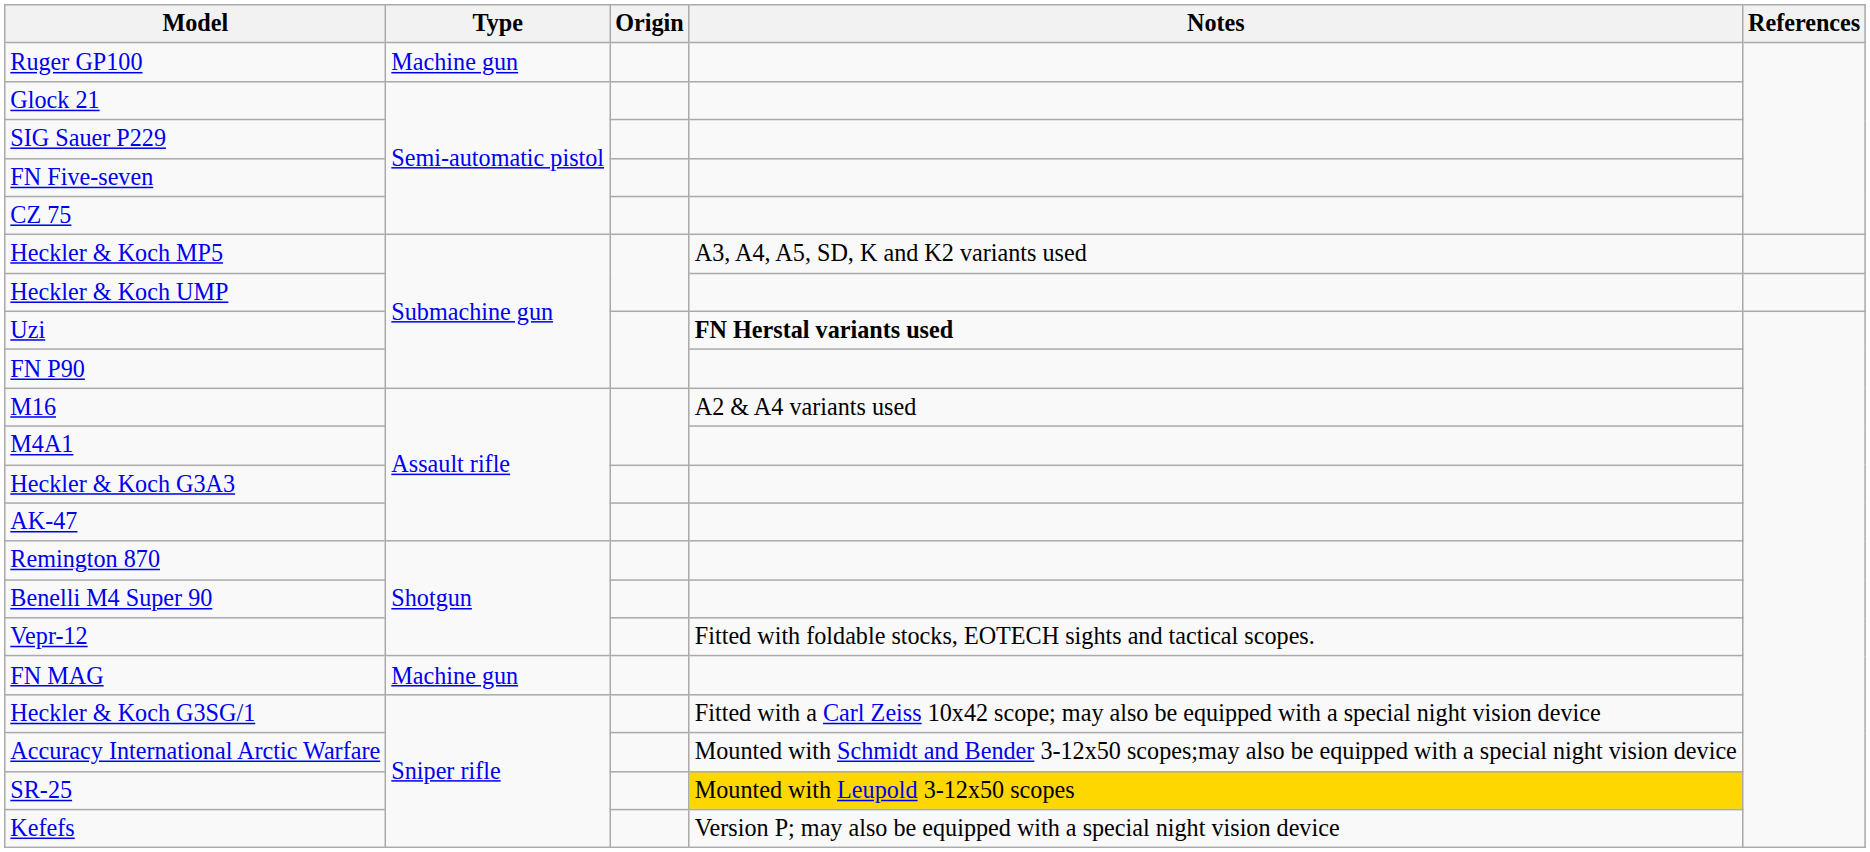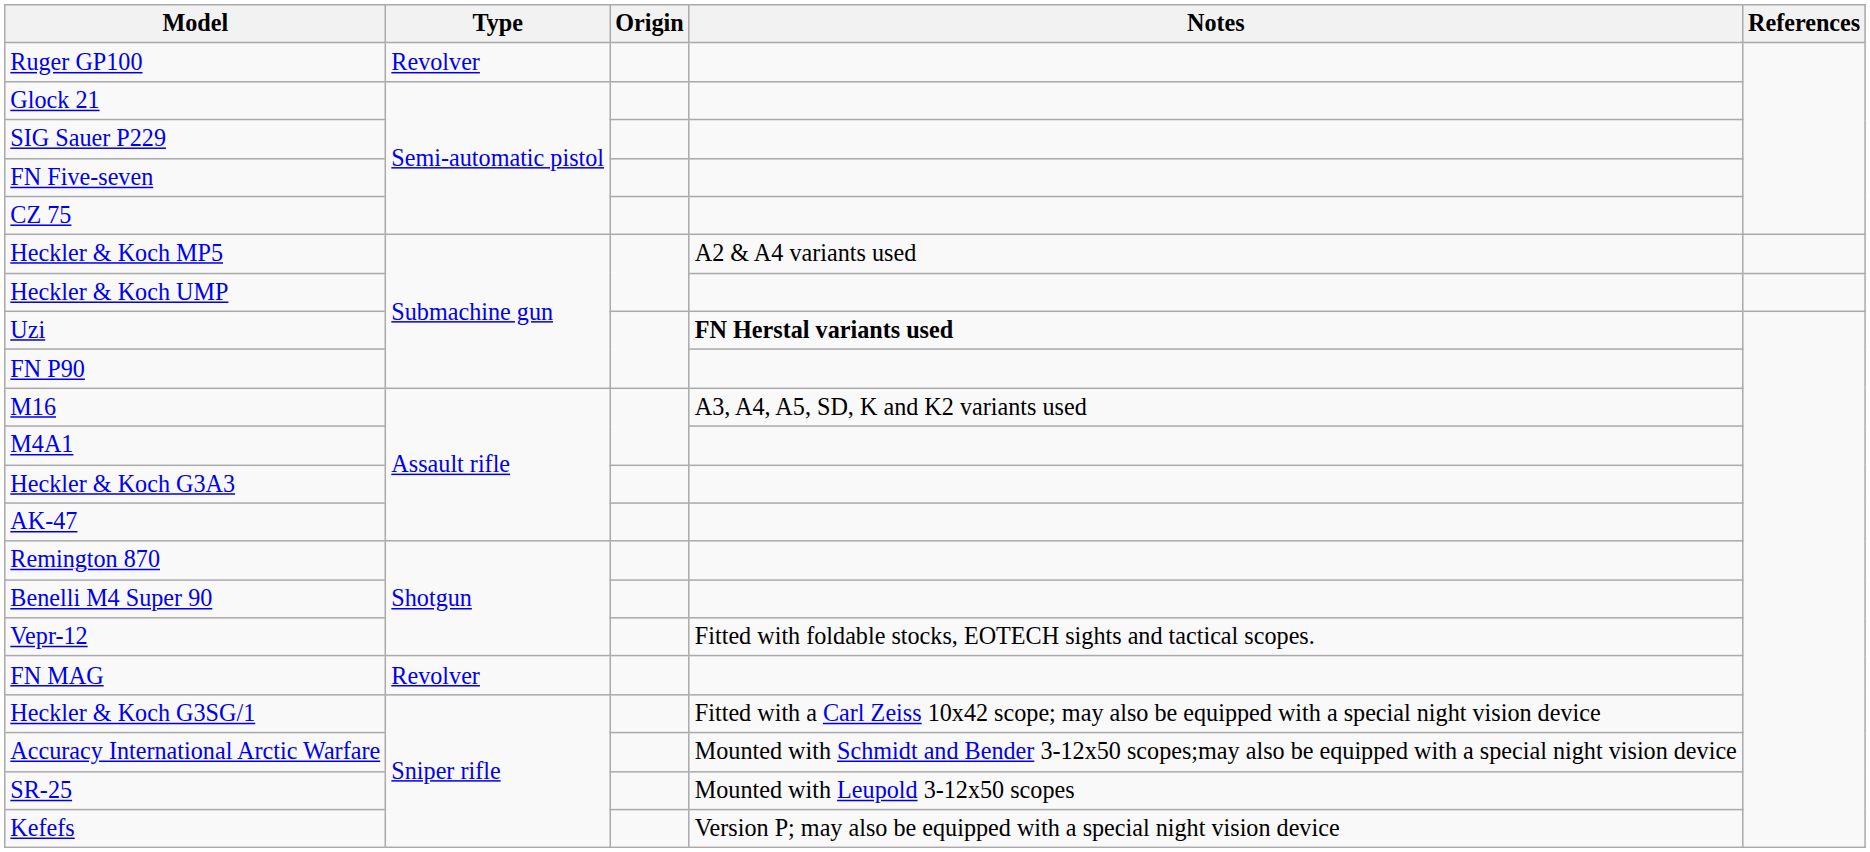(455, 61) Machine gun -> (436, 61) Revolver
(891, 253) A3, A4, A5, SD, K and K2 variants used -> (806, 253) A2 & A4 variants used
(806, 406) A2 & A4 variants used -> (891, 406) A3, A4, A5, SD, K and K2 variants used
(455, 675) Machine gun -> (436, 675) Revolver
(885, 789) gold background -> (885, 789) no background
